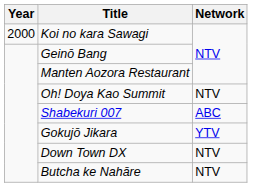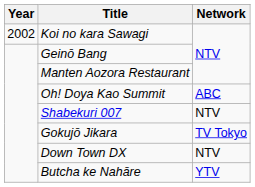(21, 34) 2000 -> (21, 34) 2002
(208, 93) NTV -> (208, 93) ABC
(208, 113) ABC -> (208, 113) NTV
(207, 133) YTV -> (221, 133) TV Tokyo
(208, 172) NTV -> (207, 172) YTV
